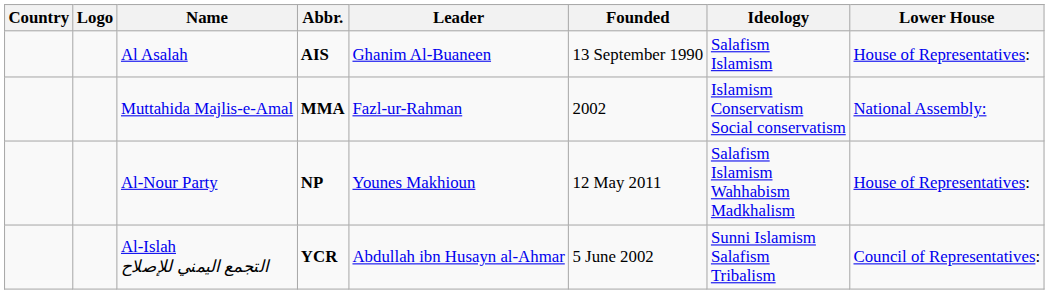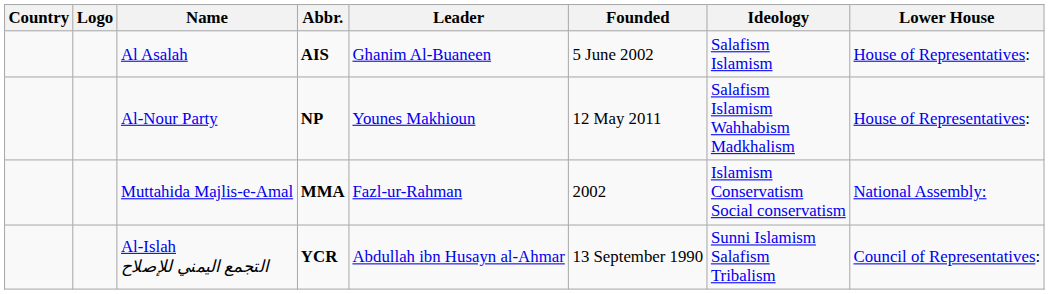(638, 53) 13 September 1990 -> (613, 53) 5 June 2002
rows swapped: (169, 182) <-> (207, 108)
(613, 256) 5 June 2002 -> (638, 256) 13 September 1990
